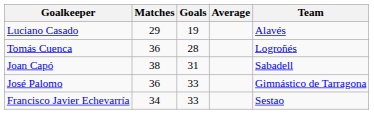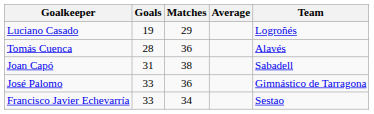columns swapped: (193, 13) <-> (155, 13)
(270, 30) Alavés -> (276, 30) Logroñés
(276, 48) Logroñés -> (270, 48) Alavés
